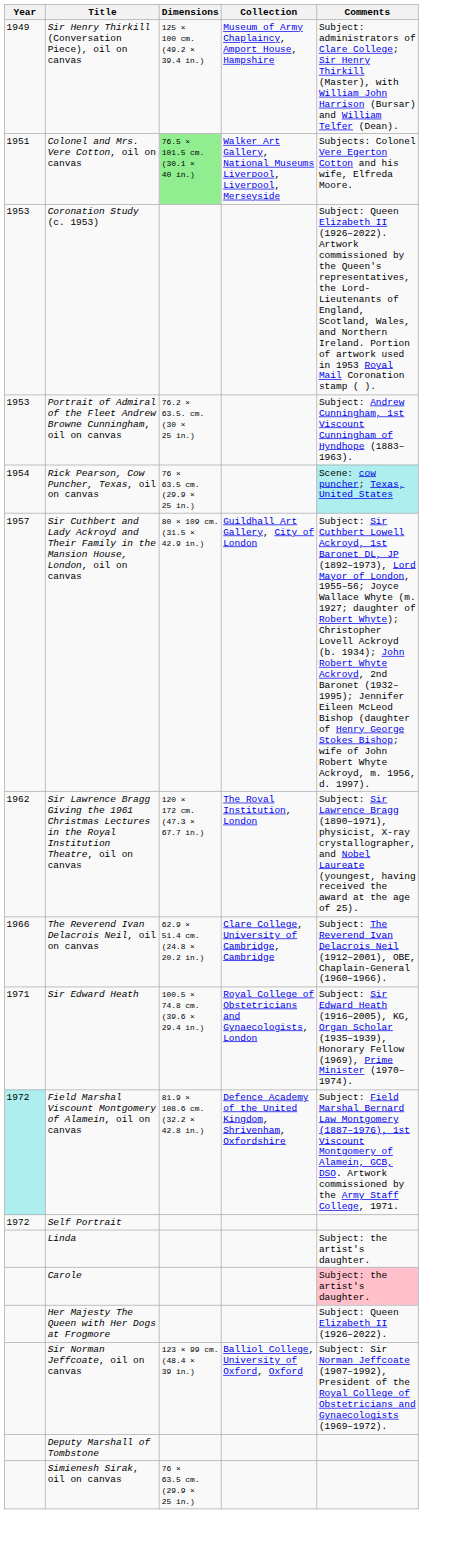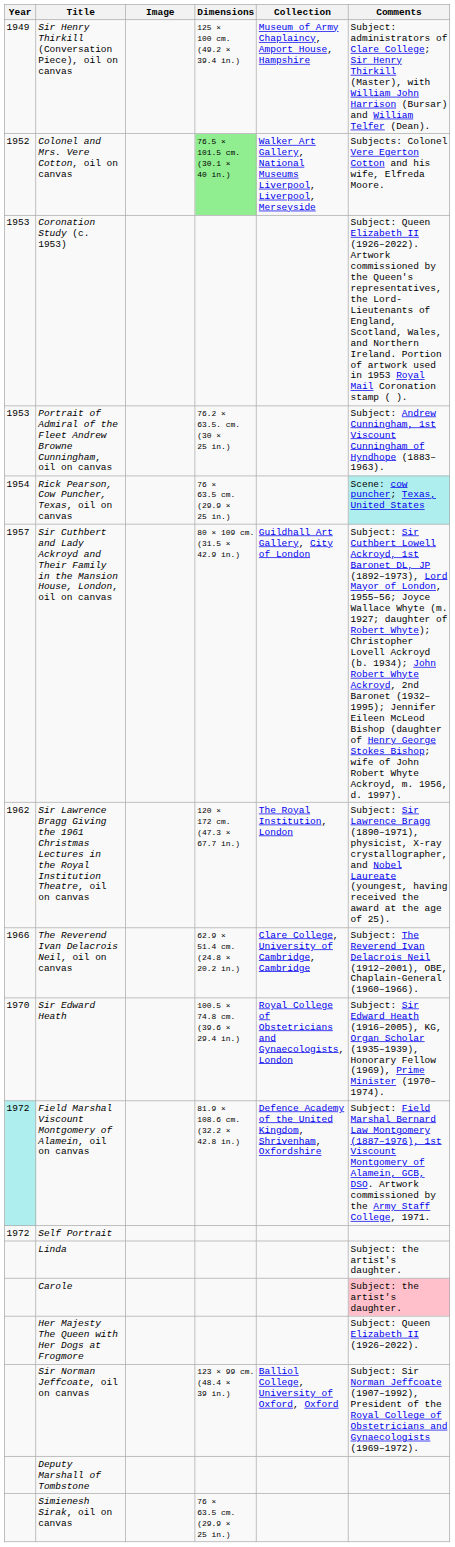+ column: (160, 12)
(18, 142) 1951 -> (18, 142) 1952
(18, 994) 1971 -> (18, 1005) 1970
